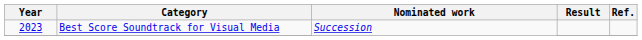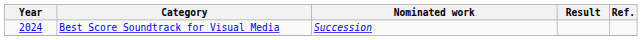(31, 28) 2023 -> (31, 28) 2024
